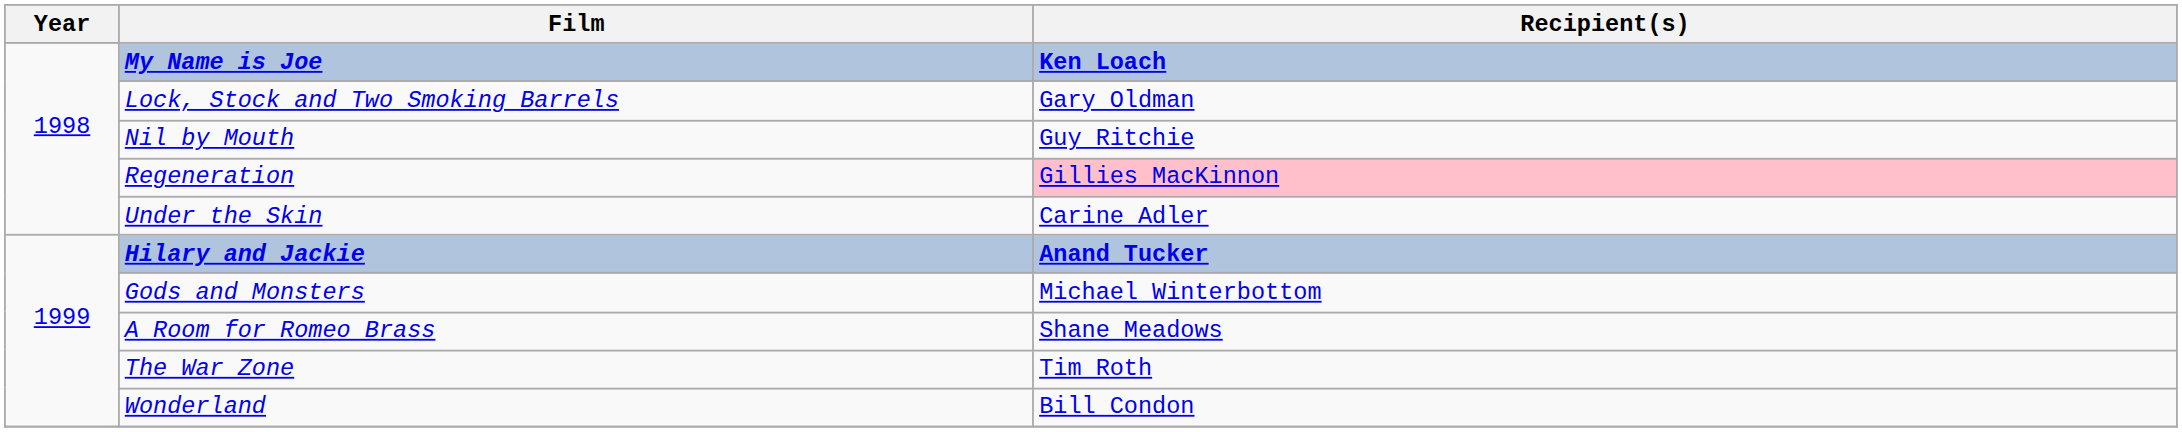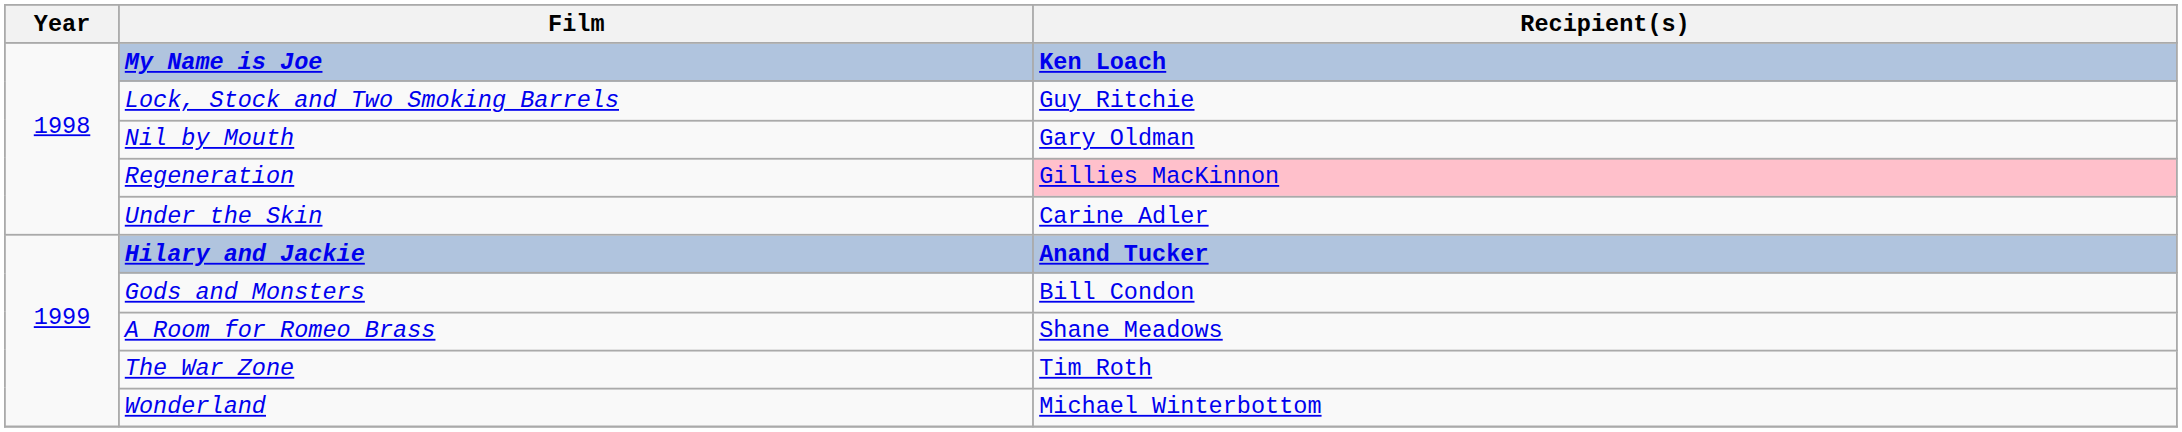(1117, 101) Gary Oldman -> (1117, 101) Guy Ritchie
(1117, 139) Guy Ritchie -> (1117, 139) Gary Oldman
(1180, 293) Michael Winterbottom -> (1117, 293) Bill Condon
(1117, 408) Bill Condon -> (1180, 408) Michael Winterbottom
